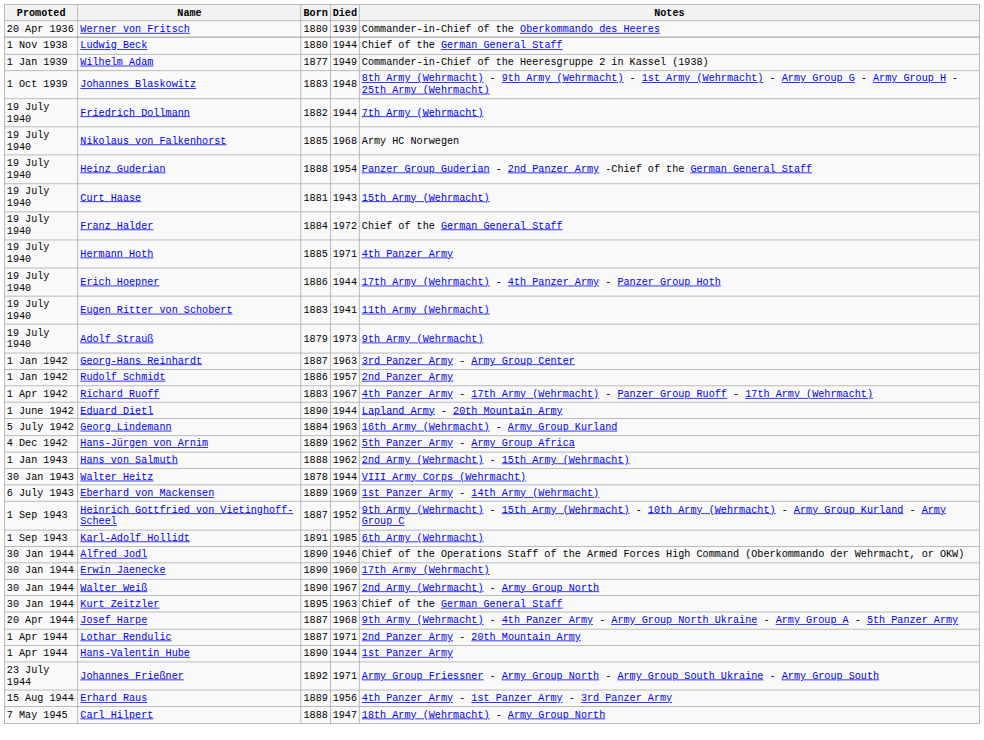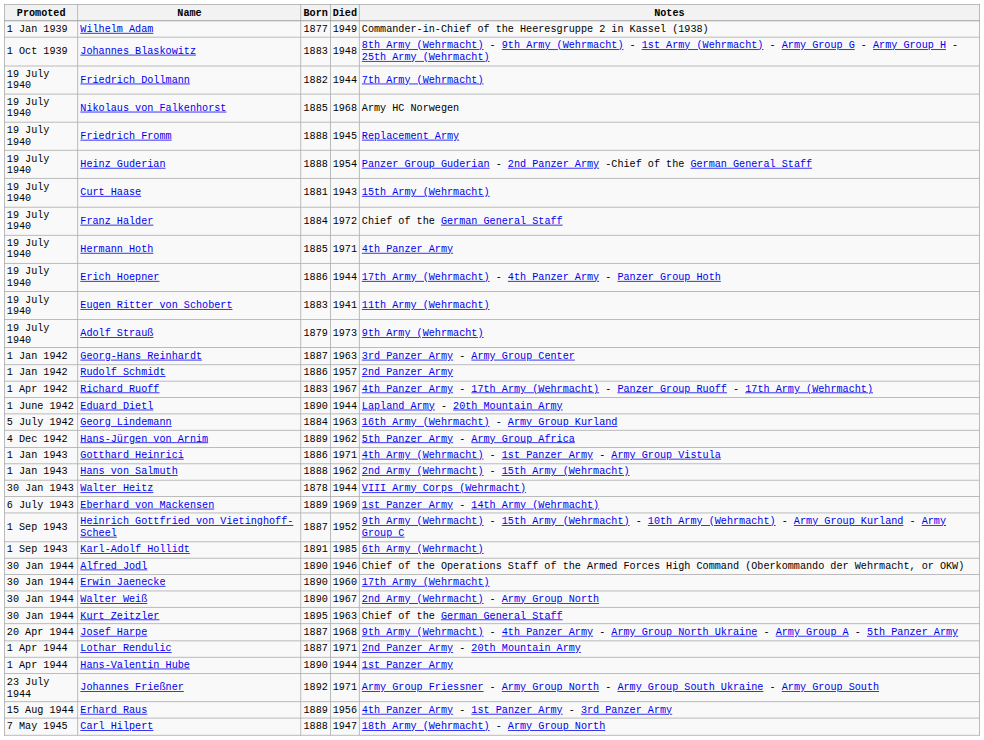- row: (135, 29)
- row: (114, 46)
+ row: (126, 136)
+ row: (132, 455)
